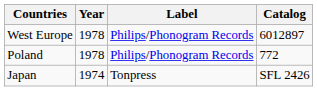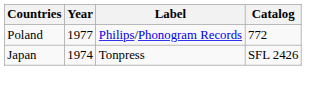- row: (40, 34)
(91, 55) 1978 -> (80, 34) 1977
